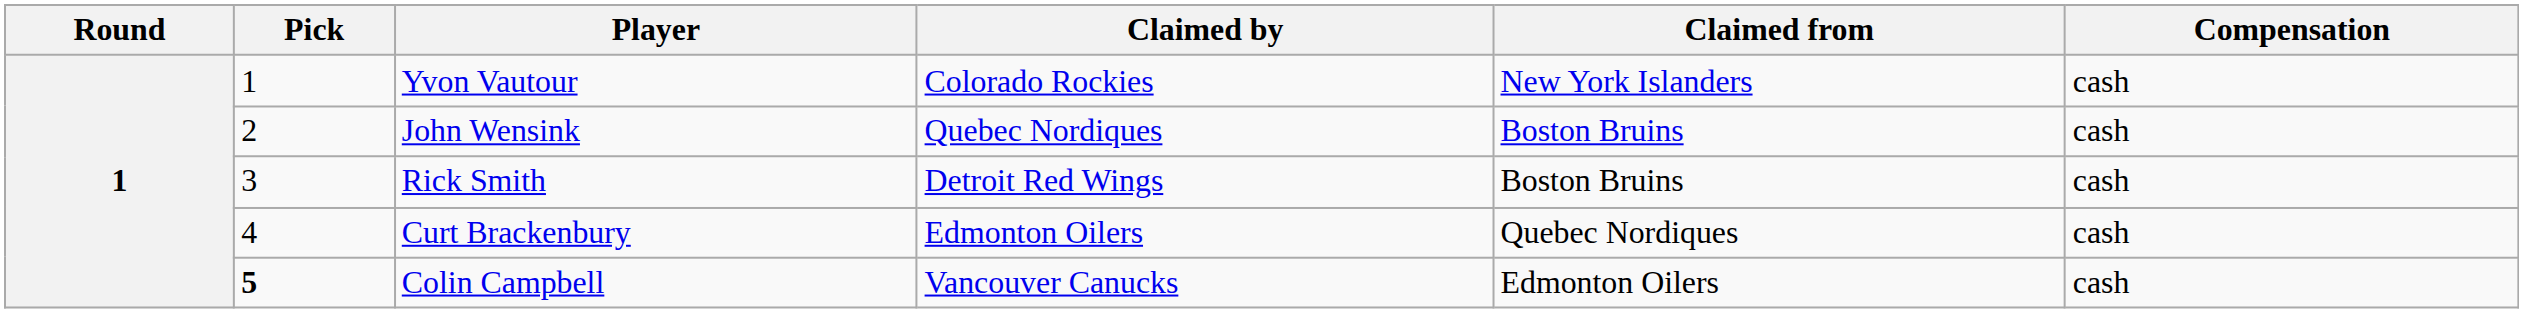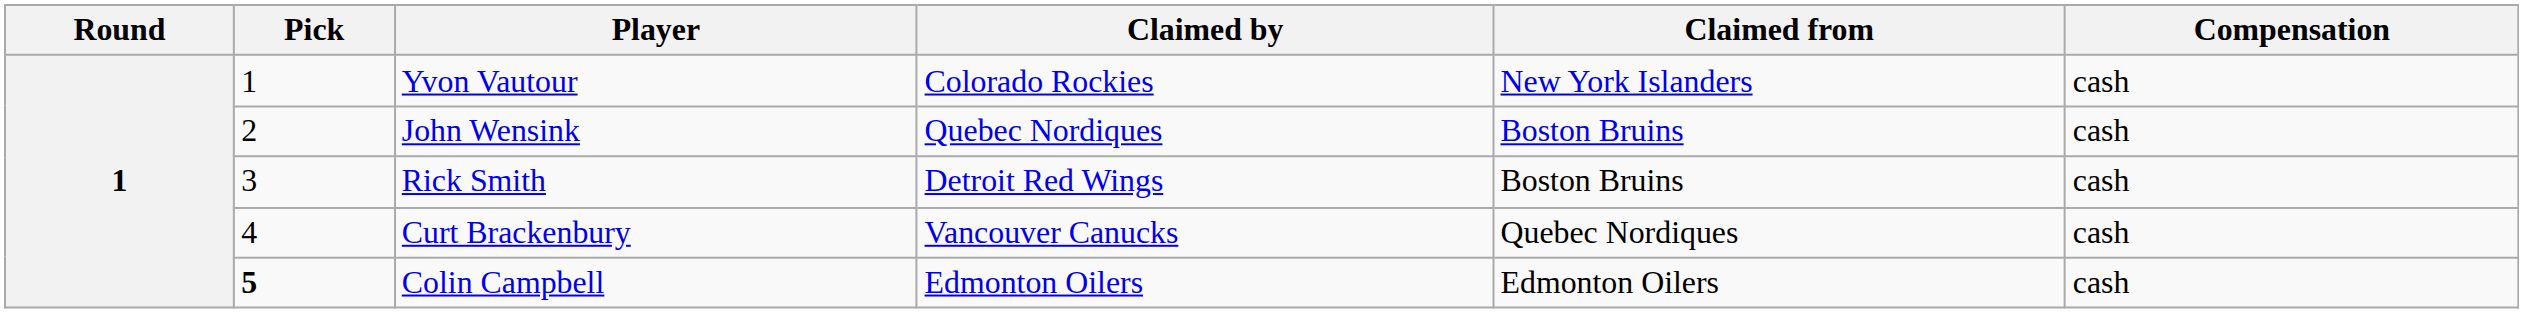(1034, 231) Edmonton Oilers -> (1051, 231) Vancouver Canucks
(1051, 282) Vancouver Canucks -> (1034, 282) Edmonton Oilers
